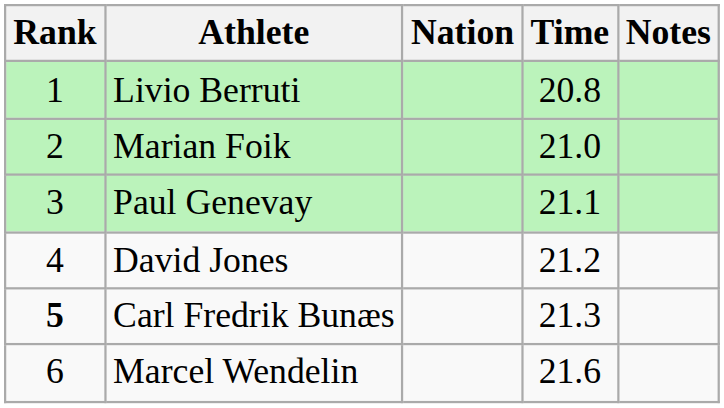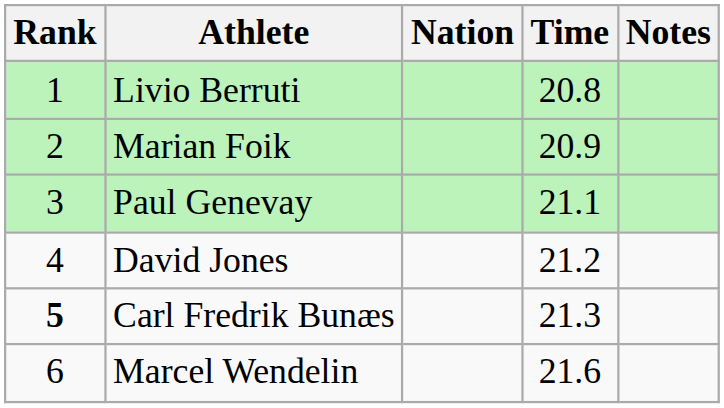(570, 145) 21.0 -> (570, 145) 20.9
